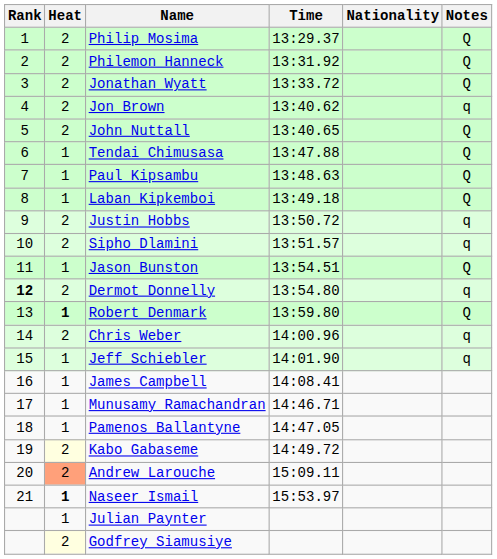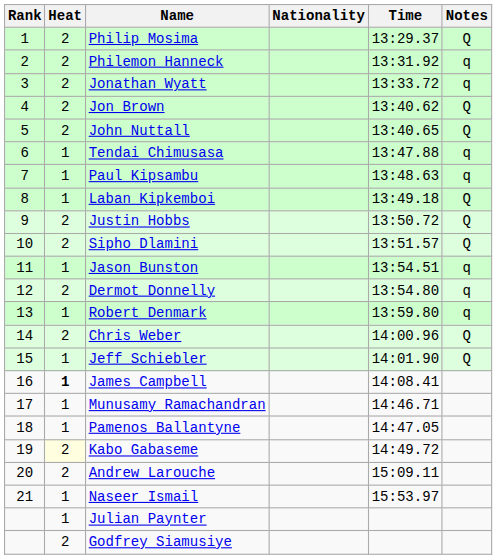columns swapped: (393, 16) <-> (306, 16)
(467, 62) Q -> (467, 62) q
(467, 85) Q -> (467, 85) q
(467, 108) q -> (467, 108) Q
(467, 153) Q -> (467, 153) q
(467, 176) Q -> (467, 176) q
(467, 222) q -> (467, 222) Q
(467, 245) q -> (467, 245) Q
(467, 268) Q -> (467, 268) q
(25, 291) bold -> (25, 291) normal
(65, 313) bold -> (65, 313) normal
(467, 313) Q -> (467, 313) q
(467, 336) q -> (467, 336) Q
(467, 359) q -> (467, 359) Q
(65, 382) normal -> (65, 382) bold
(65, 474) lightsalmon background -> (65, 474) no background
(65, 497) bold -> (65, 497) normal
(65, 542) lightyellow background -> (65, 542) no background
